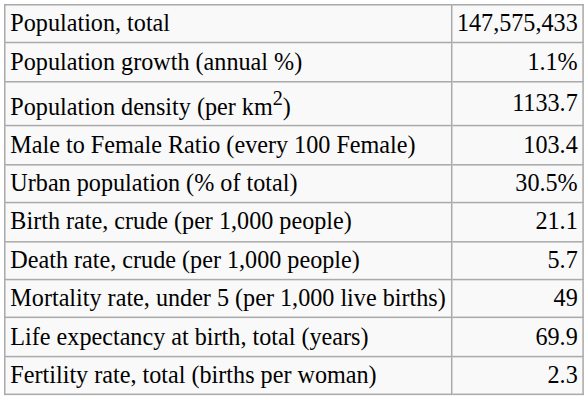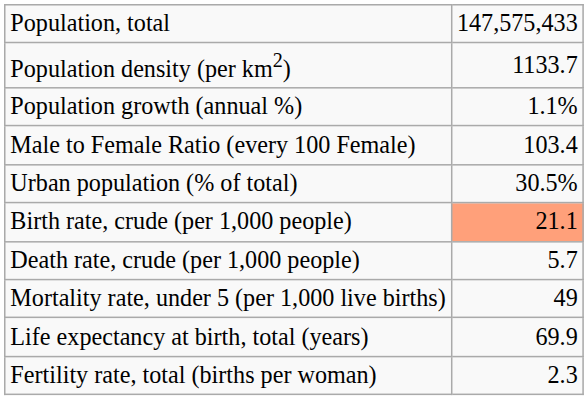rows swapped: (151, 103) <-> (156, 61)
(557, 221) no background -> (557, 221) lightsalmon background
